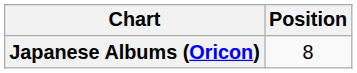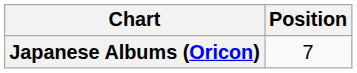(308, 51) 8 -> (308, 51) 7
